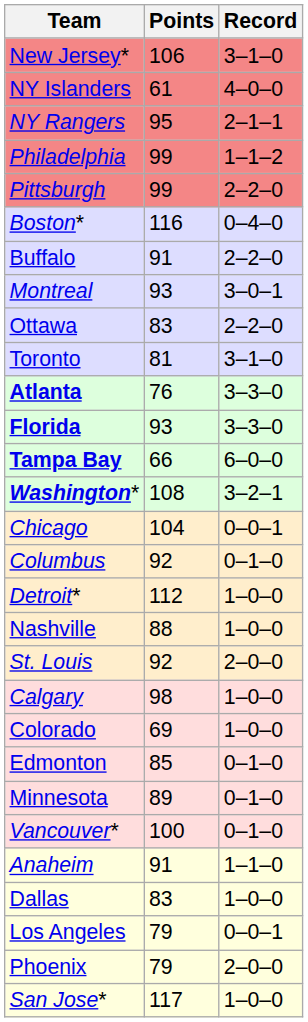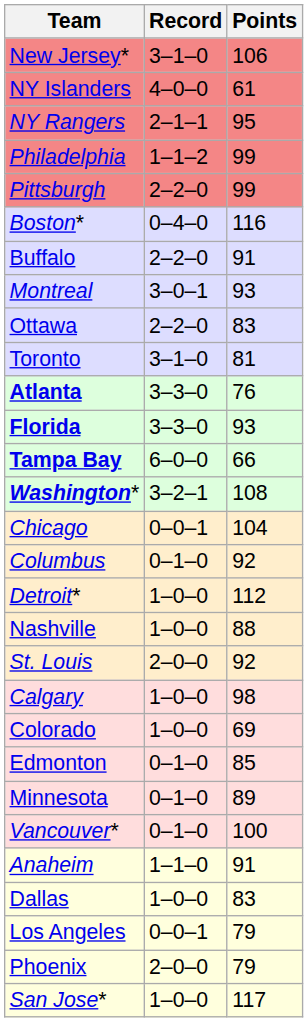columns swapped: (182, 21) <-> (261, 21)
